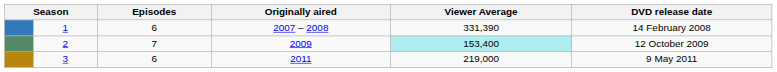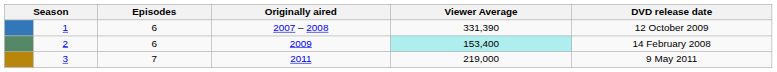(672, 28) 14 February 2008 -> (672, 28) 12 October 2009
(154, 43) 7 -> (154, 43) 6
(672, 43) 12 October 2009 -> (672, 43) 14 February 2008
(154, 59) 6 -> (154, 59) 7
